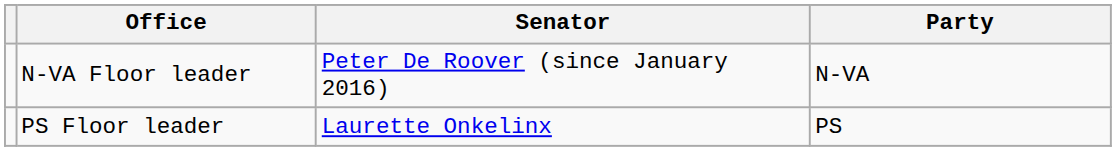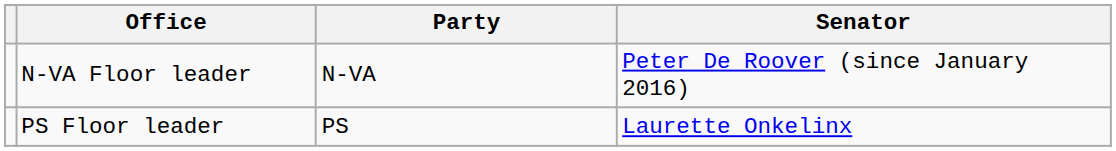columns swapped: (563, 24) <-> (960, 24)
